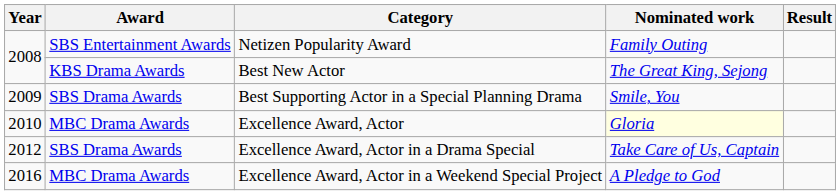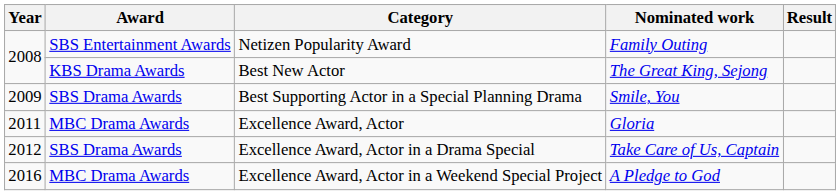(25, 123) 2010 -> (25, 123) 2011
(632, 123) lightyellow background -> (632, 123) no background
